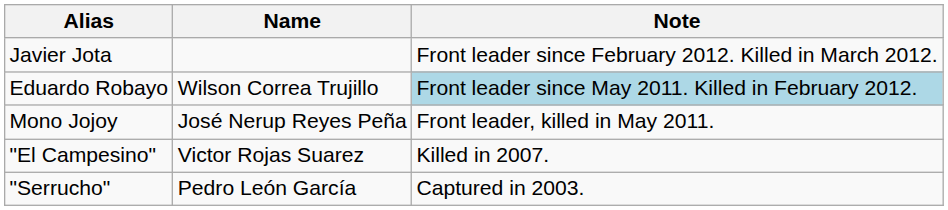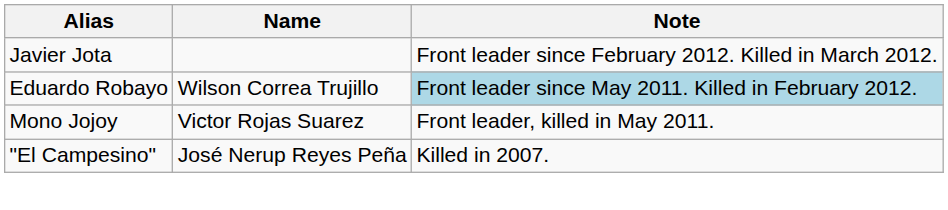(292, 121) José Nerup Reyes Peña -> (271, 121) Victor Rojas Suarez
(271, 155) Victor Rojas Suarez -> (292, 155) José Nerup Reyes Peña
- row: (60, 188)
